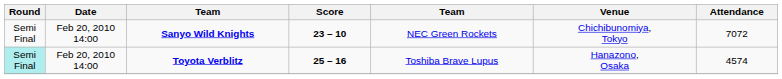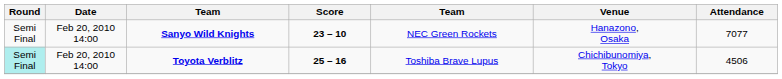(615, 33) Chichibunomiya, Tokyo -> (615, 33) Hanazono, Osaka
(737, 33) 7072 -> (737, 33) 7077
(615, 60) Hanazono, Osaka -> (615, 60) Chichibunomiya, Tokyo
(737, 60) 4574 -> (737, 60) 4506
